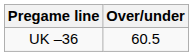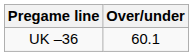(146, 39) 60.5 -> (146, 39) 60.1
